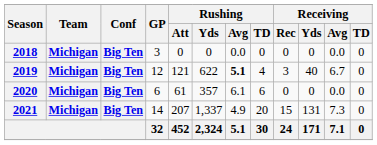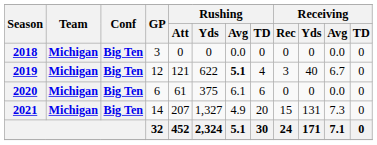(209, 91) 357 -> (209, 91) 375
(209, 110) 1,337 -> (209, 110) 1,327
